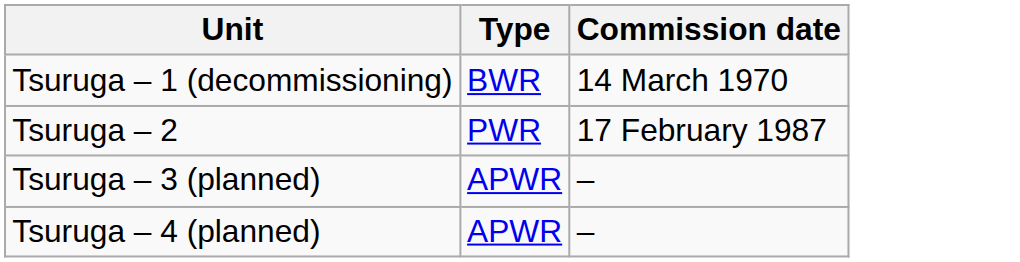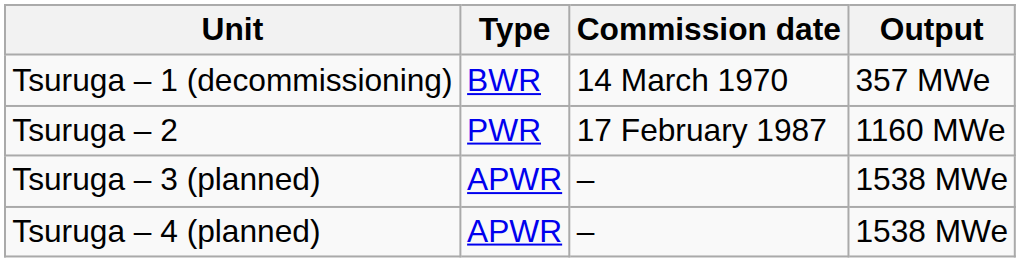+ column: (932, 29)
